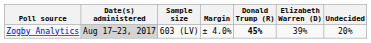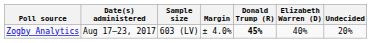(119, 31) lightgrey background -> (119, 31) no background
(300, 31) 39% -> (300, 31) 40%
